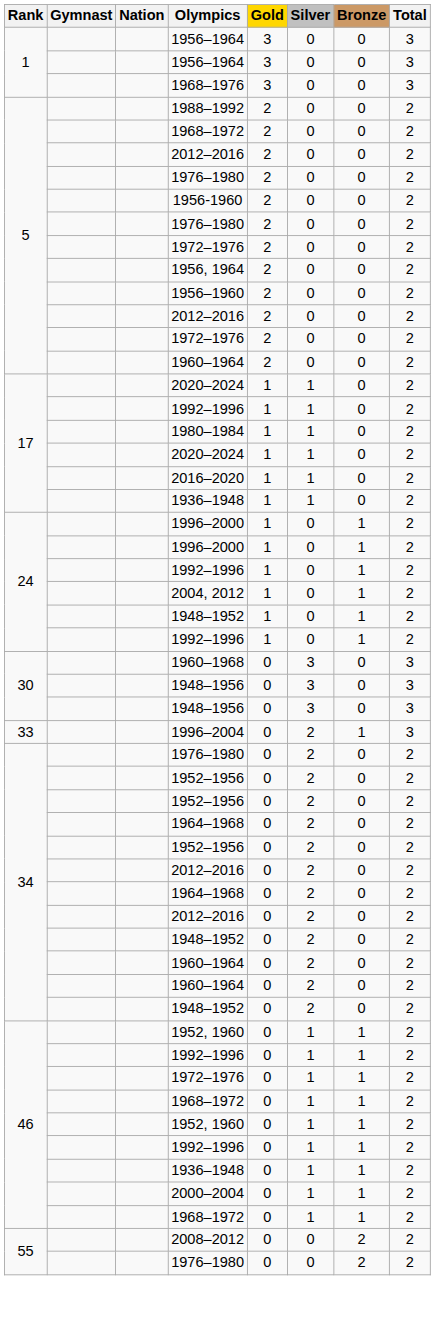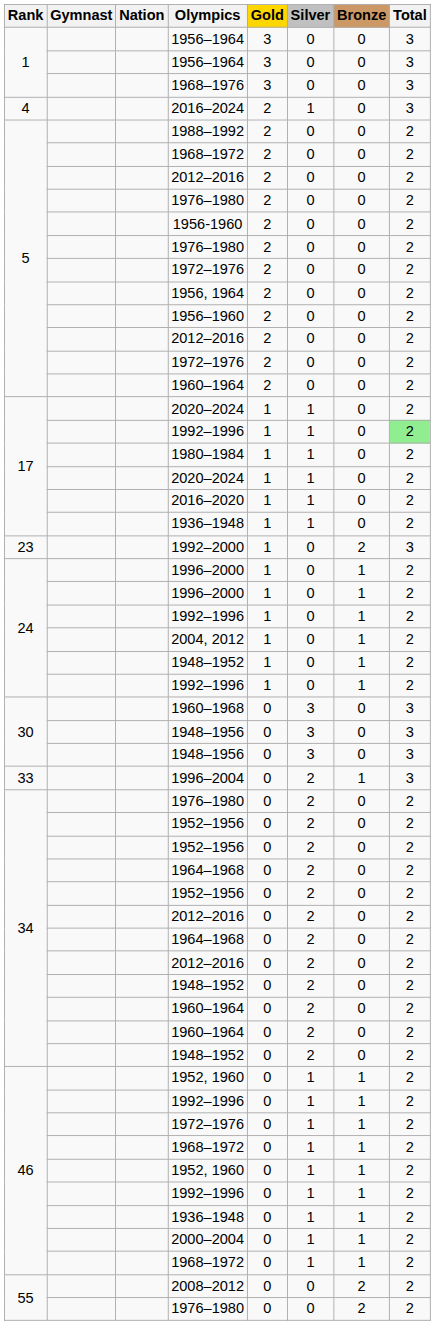+ row: (26, 108)
(410, 408) no background -> (410, 431) lightgreen background
+ row: (26, 547)
